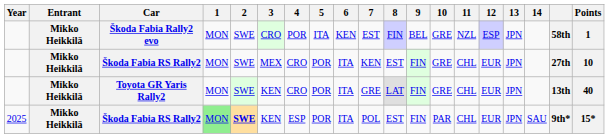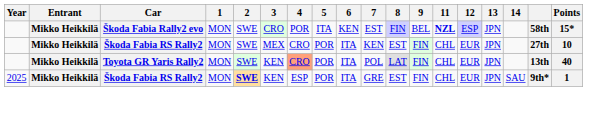- column: (442, 13)
(467, 35) normal -> (445, 29) bold
(588, 35) 1 -> (567, 29) 15*
(297, 91) no background -> (300, 62) lightsalmon background
(371, 91) GRE -> (374, 62) POL
(217, 119) lightgreen background -> (220, 78) no background
(371, 119) POL -> (374, 78) GRE
(588, 119) 15* -> (567, 78) 1
